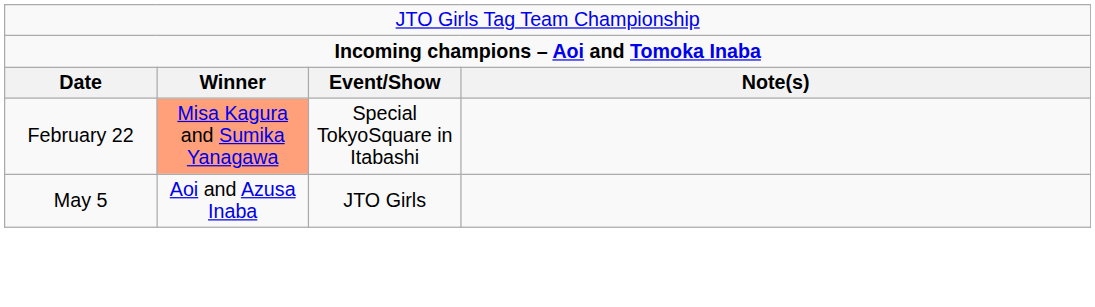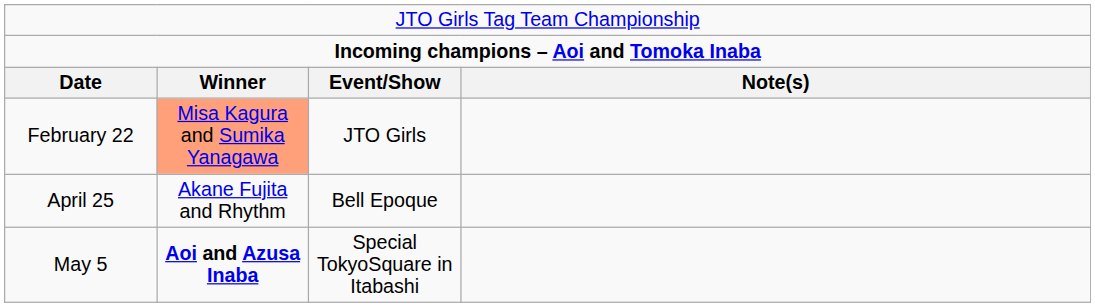(385, 135) Special TokyoSquare in Itabashi -> (385, 135) JTO Girls
+ row: (81, 200)
(233, 200) normal -> (233, 264) bold
(385, 200) JTO Girls -> (385, 264) Special TokyoSquare in Itabashi
